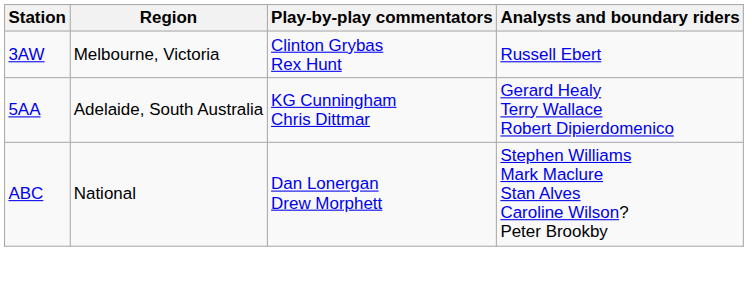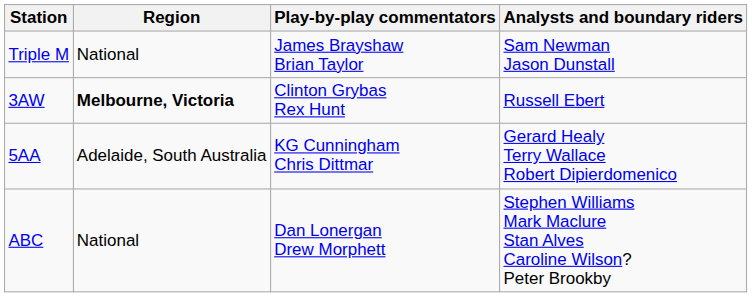+ row: (39, 54)
(147, 54) normal -> (155, 100) bold
